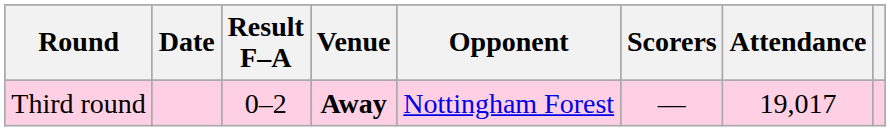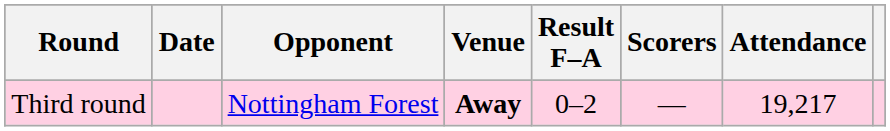columns swapped: (509, 42) <-> (266, 42)
(798, 102) 19,017 -> (798, 102) 19,217
